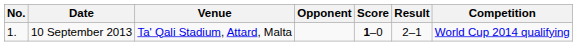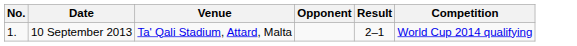- column: (373, 13)
